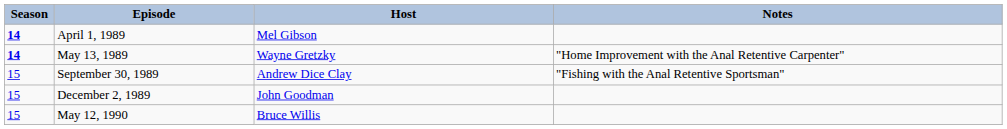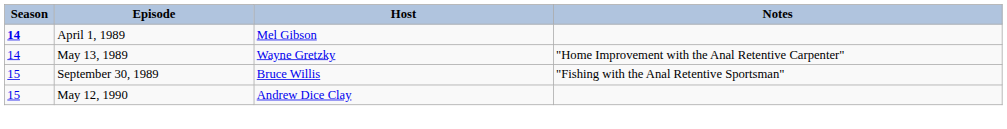(14, 54) bold -> (14, 54) normal
(304, 74) Andrew Dice Clay -> (288, 74) Bruce Willis
- row: (104, 94)
(288, 114) Bruce Willis -> (304, 94) Andrew Dice Clay
